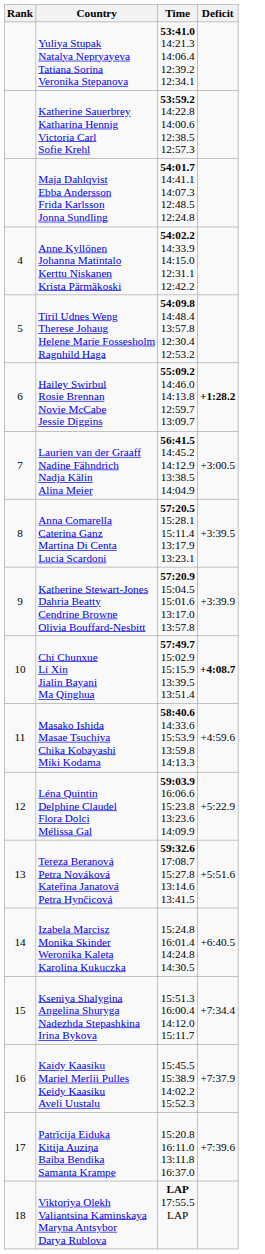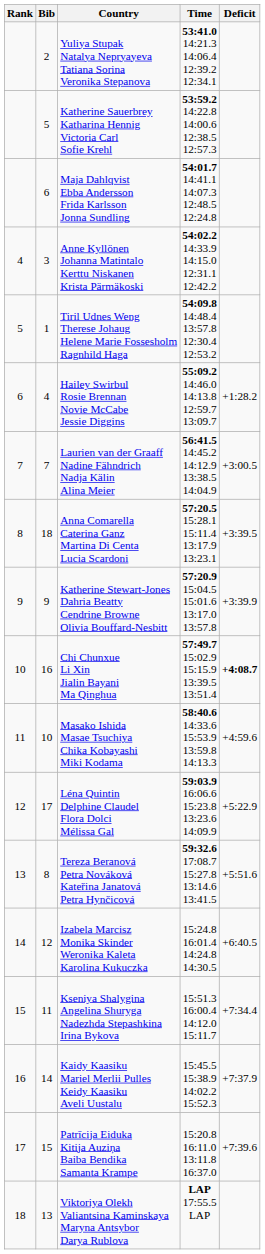+ column: (47, 13)
(218, 397) bold -> (240, 397) normal
